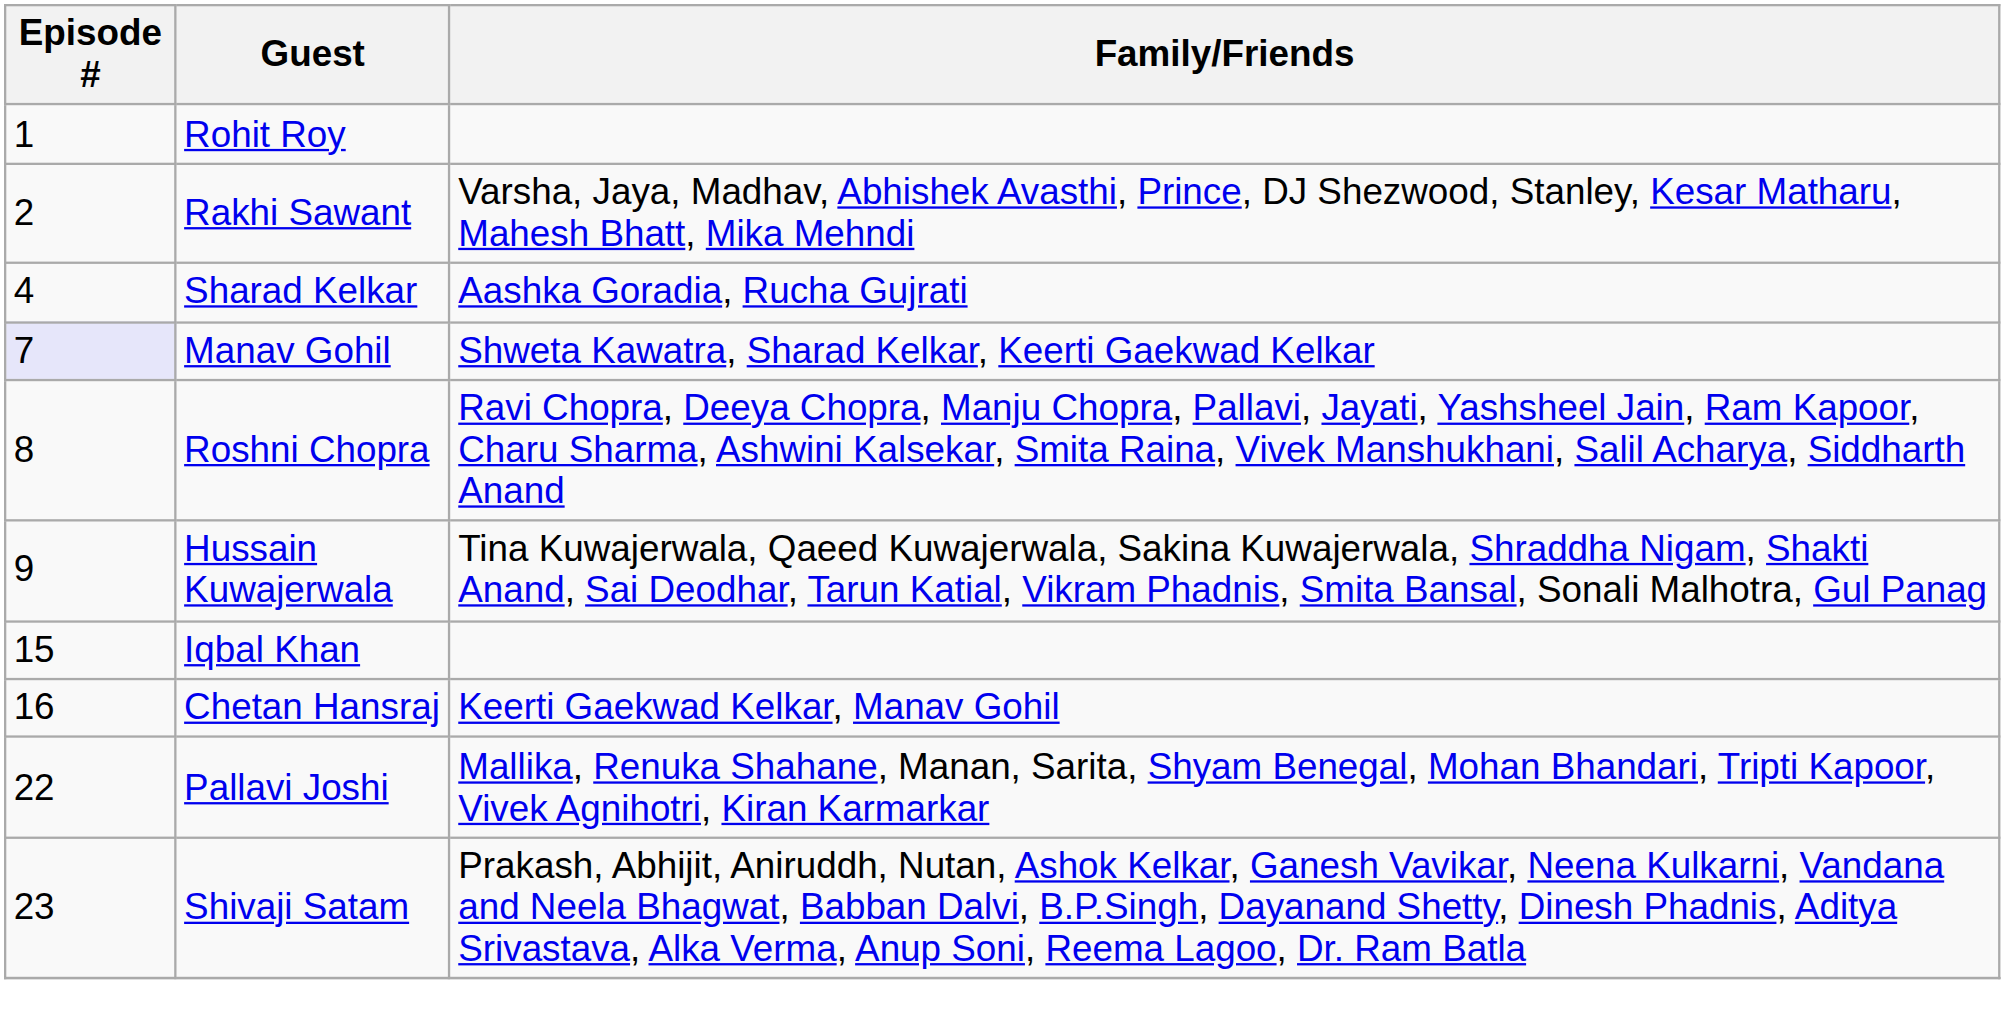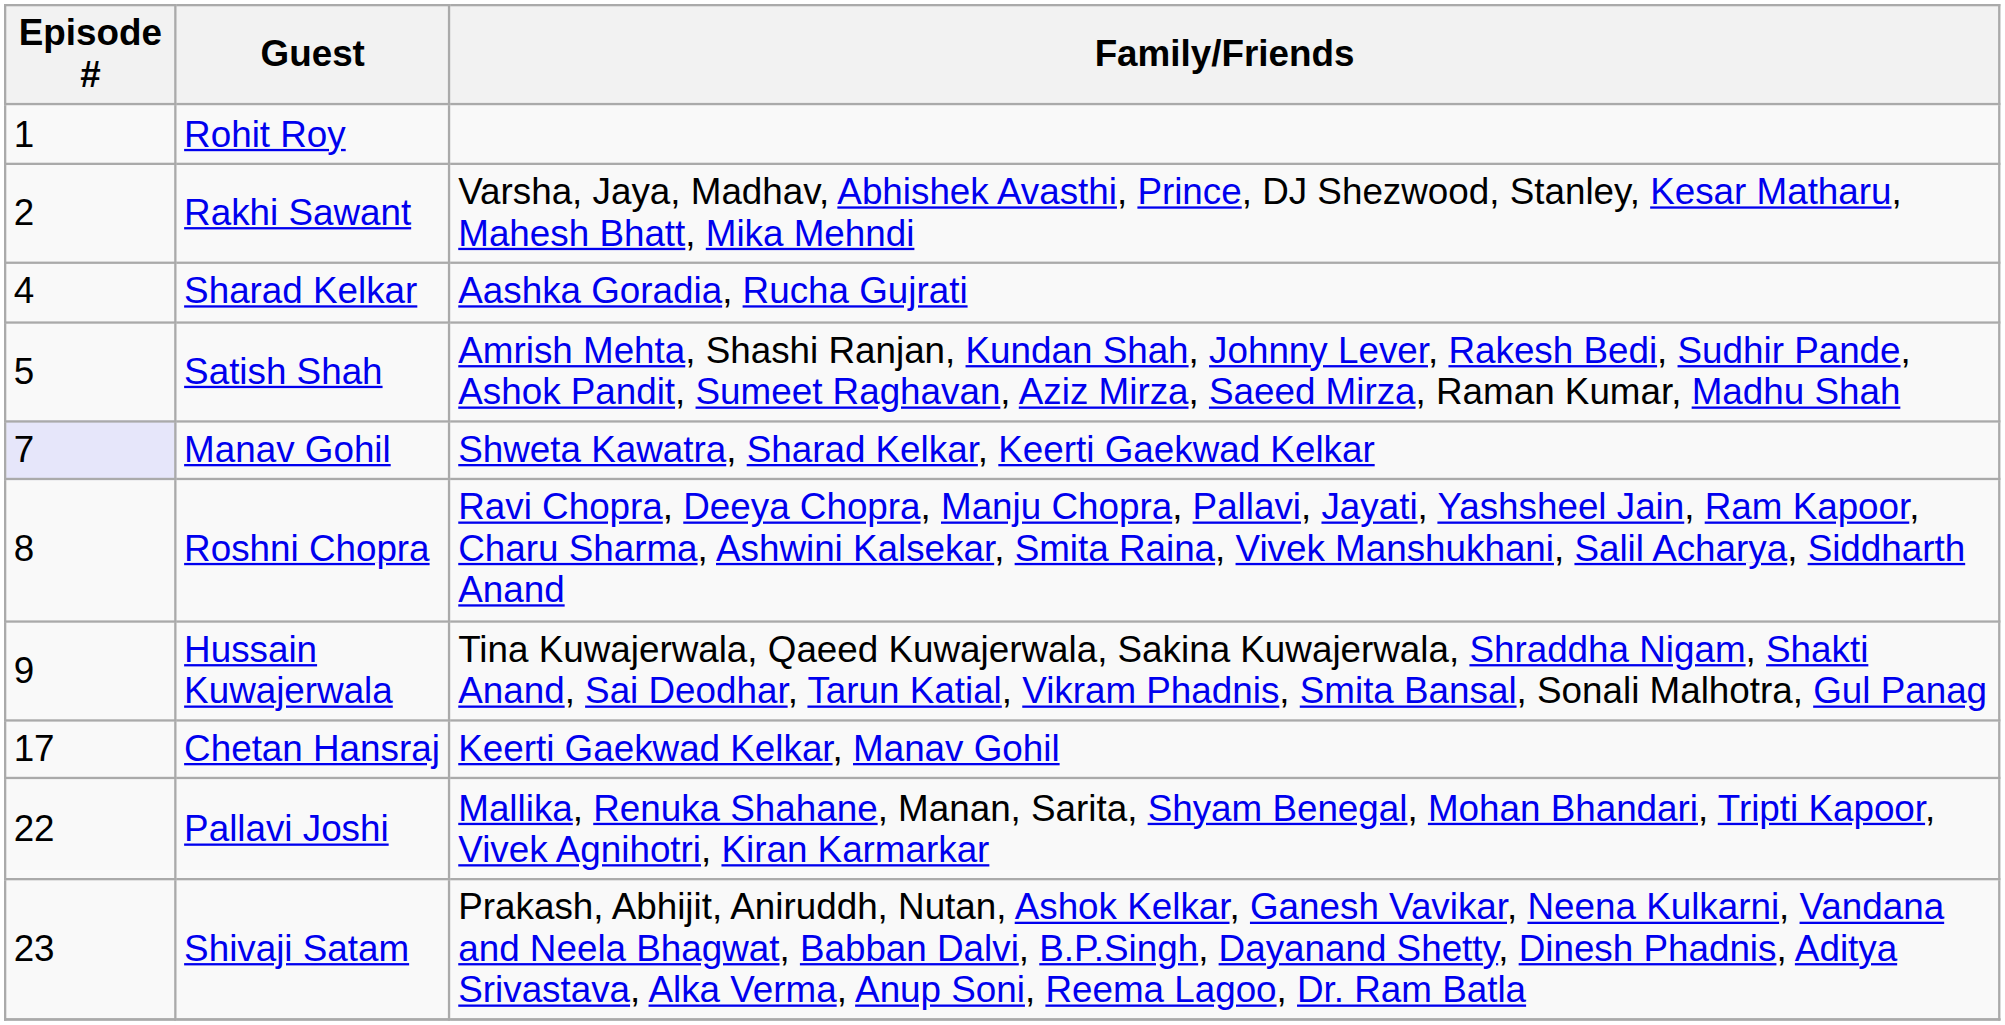+ row: (283, 370)
- row: (272, 649)
(34, 707) 16 -> (34, 748) 17
